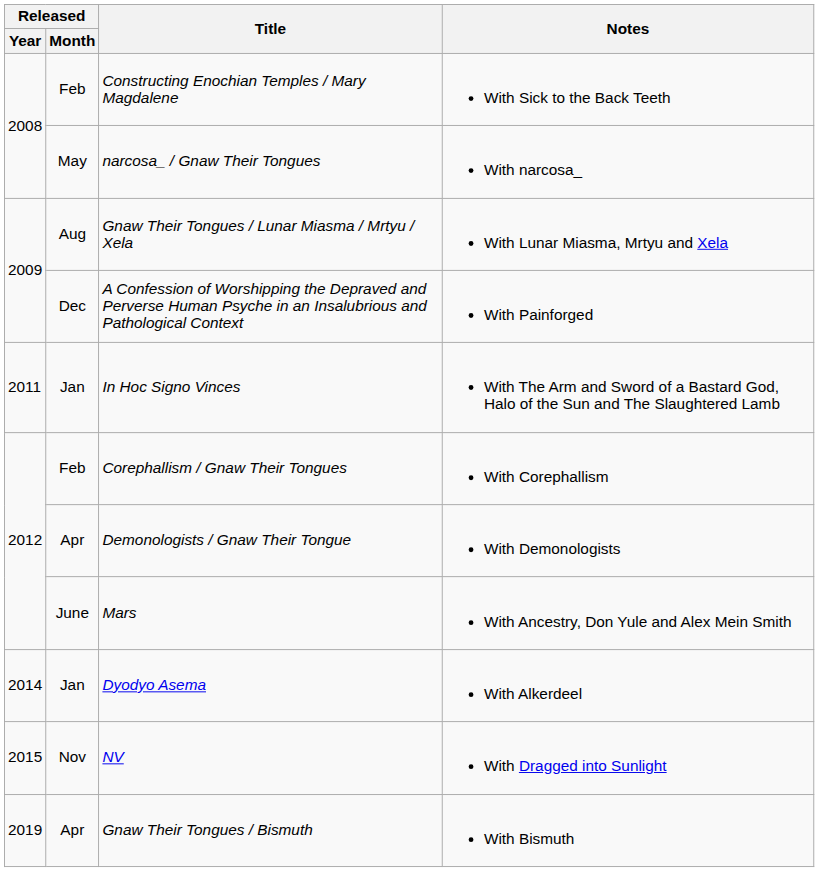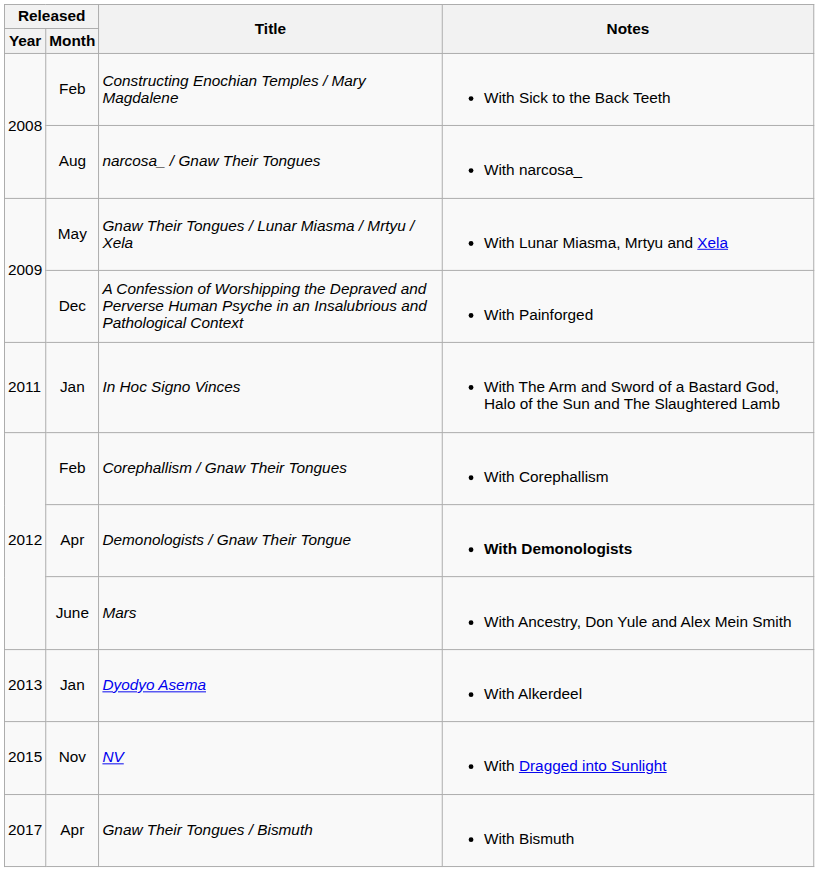(72, 161) May -> (72, 161) Aug
(72, 234) Aug -> (72, 234) May
(628, 549) normal -> (628, 549) bold
(25, 685) 2014 -> (25, 685) 2013
(25, 830) 2019 -> (25, 830) 2017
